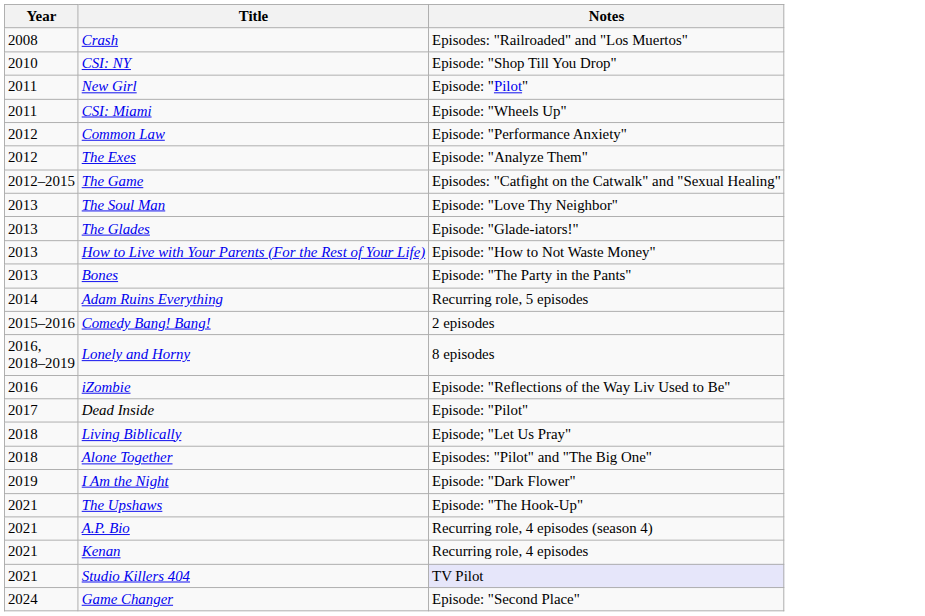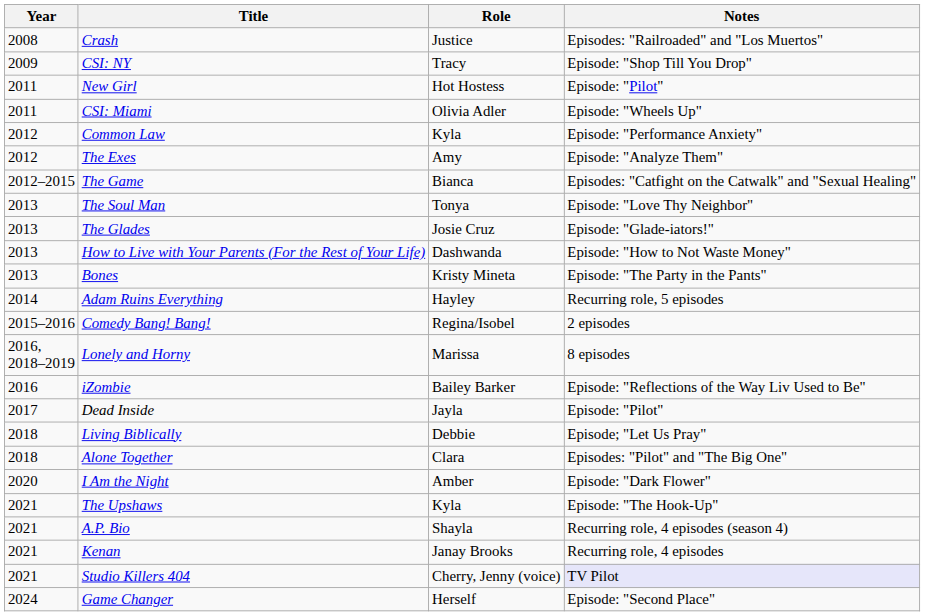+ column: (496, 16)
(23, 63) 2010 -> (23, 63) 2009
(23, 481) 2019 -> (23, 481) 2020
